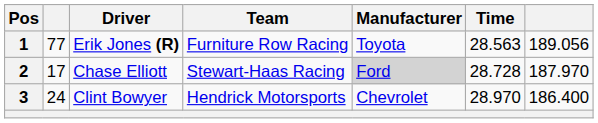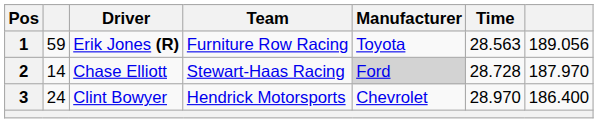(56, 44) 77 -> (56, 44) 59
(56, 71) 17 -> (56, 71) 14
